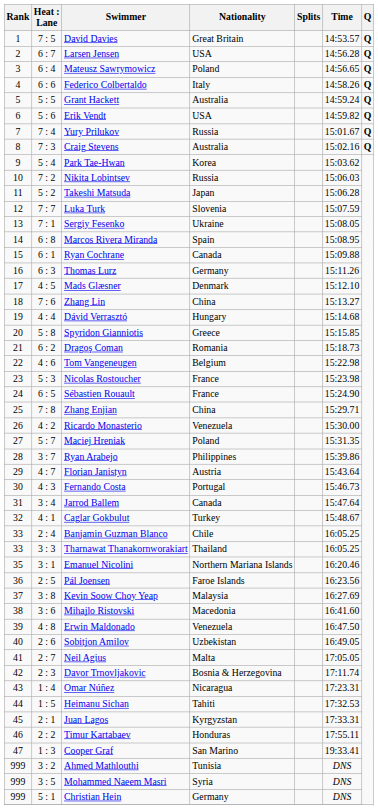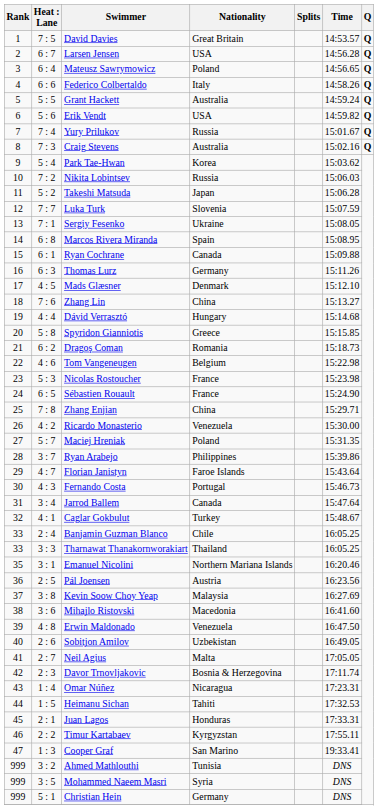(207, 472) Austria -> (218, 472) Faroe Islands
(218, 580) Faroe Islands -> (207, 580) Austria
(215, 719) Kyrgyzstan -> (211, 719) Honduras
(211, 735) Honduras -> (215, 735) Kyrgyzstan
